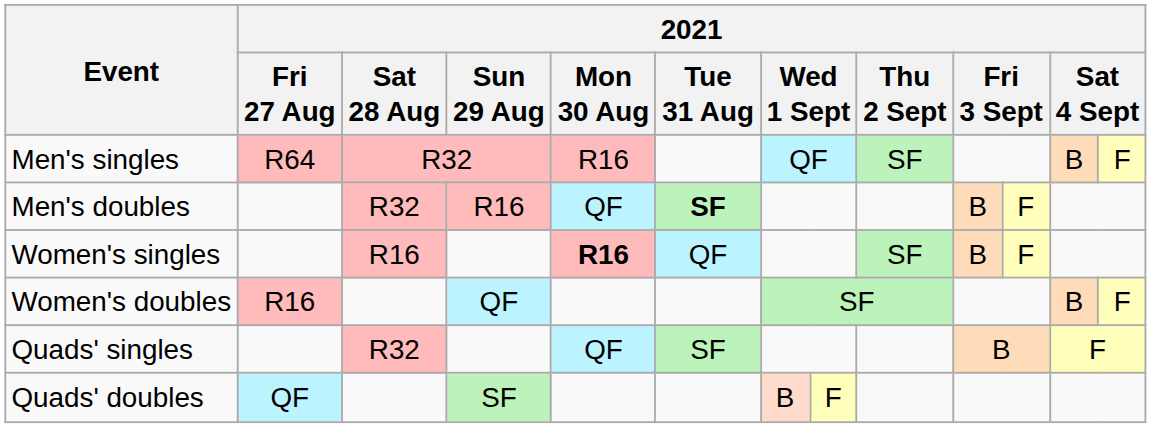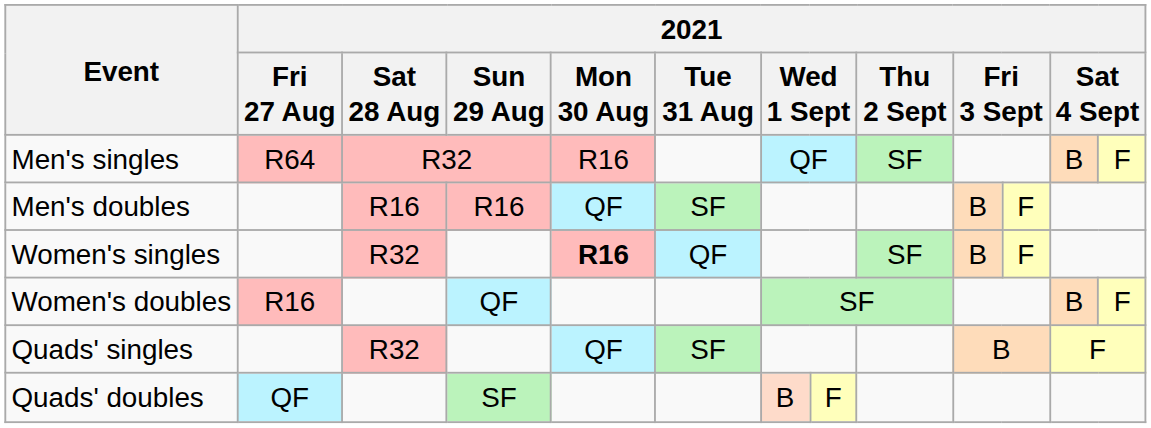(394, 207) R32 -> (394, 207) R16
(708, 207) bold -> (708, 207) normal
(394, 254) R16 -> (394, 254) R32
